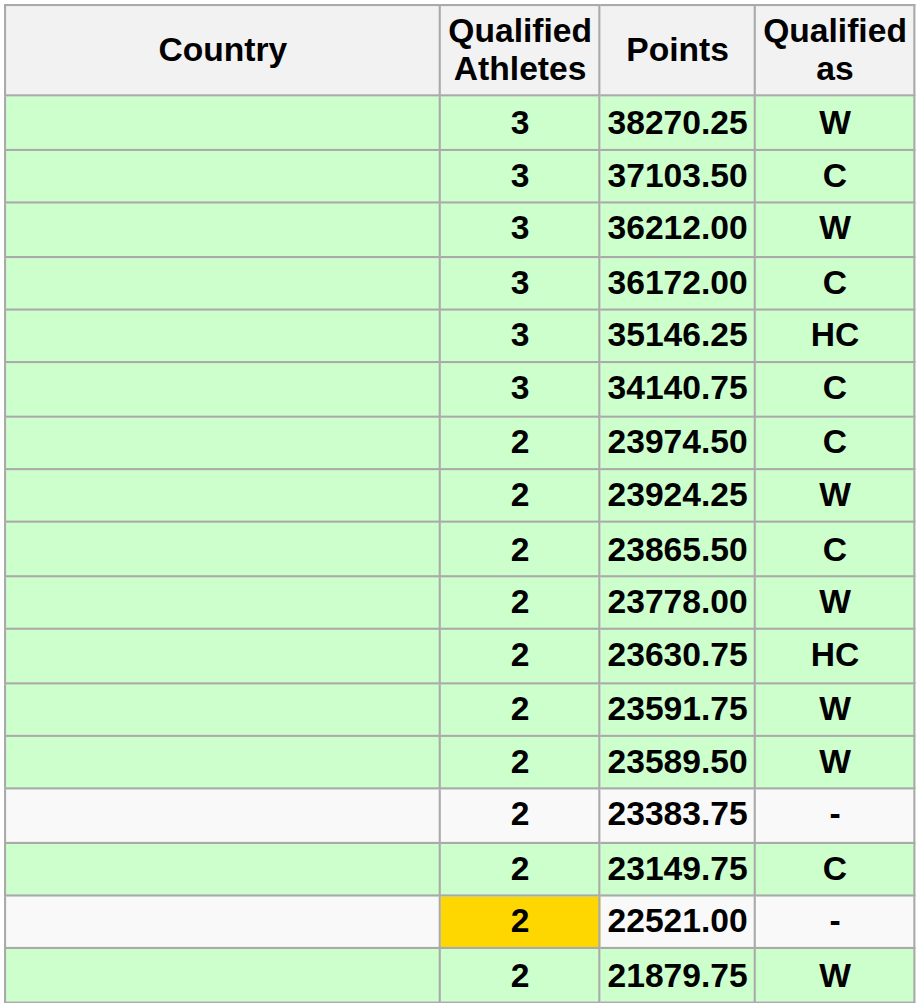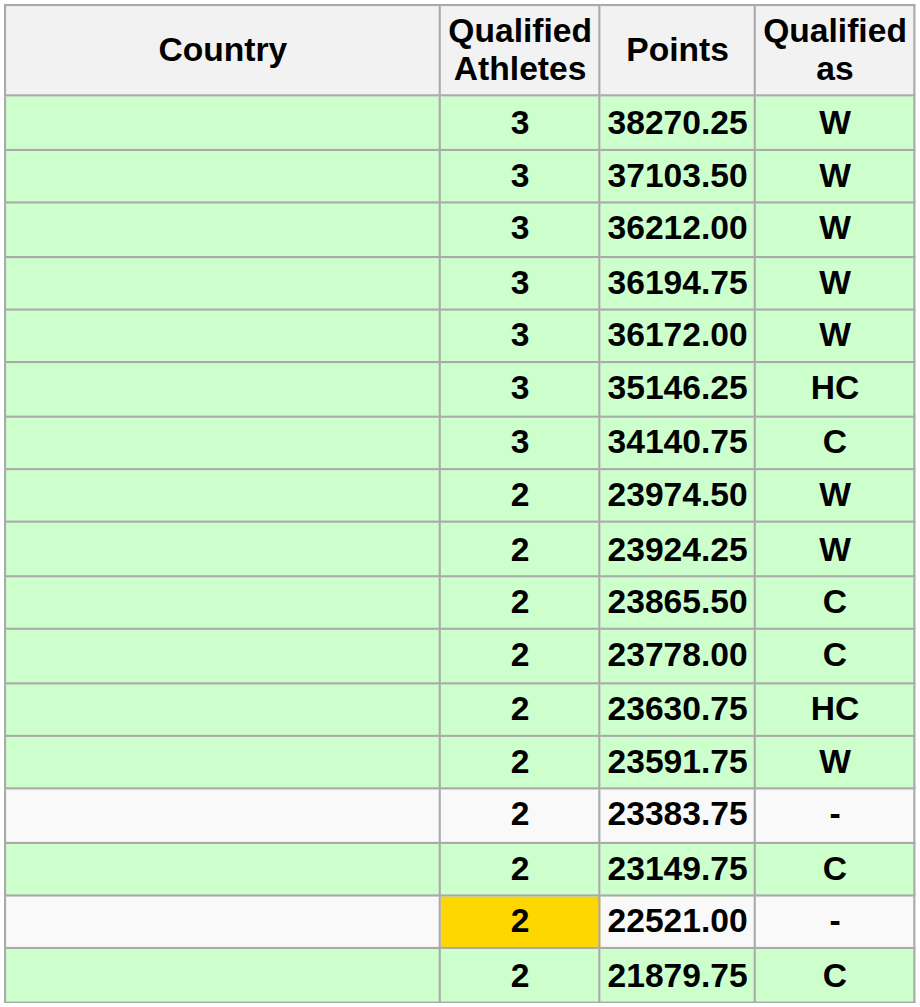(835, 175) C -> (835, 175) W
+ row: (678, 282)
(835, 282) C -> (835, 335) W
(835, 441) C -> (835, 495) W
(835, 601) W -> (835, 655) C
- row: (678, 761)
(835, 974) W -> (835, 974) C
